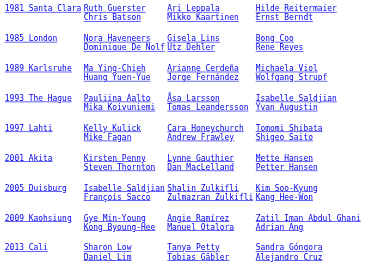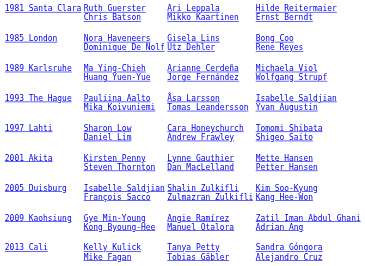(112, 133) Kelly Kulick Mike Fagan -> (108, 133) Sharon Low Daniel Lim
(108, 252) Sharon Low Daniel Lim -> (112, 252) Kelly Kulick Mike Fagan
